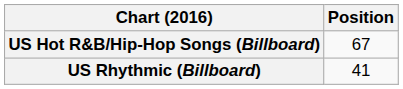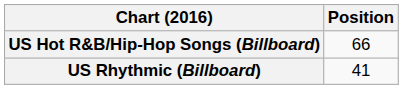(361, 44) 67 -> (361, 44) 66
